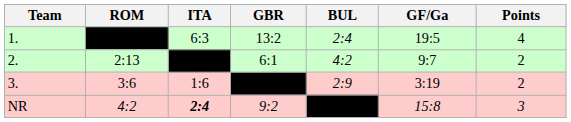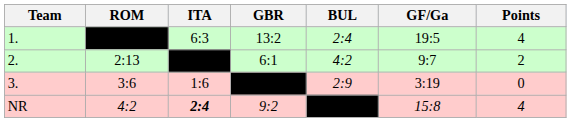(521, 83) 2 -> (521, 83) 0
(521, 106) 3 -> (521, 106) 4
